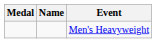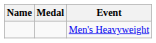columns swapped: (20, 13) <-> (51, 13)
